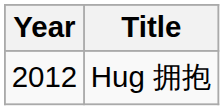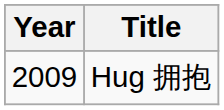(44, 77) 2012 -> (44, 77) 2009
